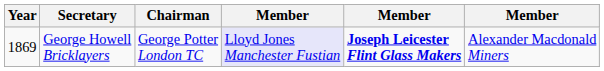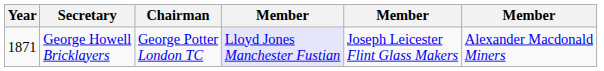(22, 46) 1869 -> (22, 46) 1871
(404, 46) bold -> (403, 46) normal
